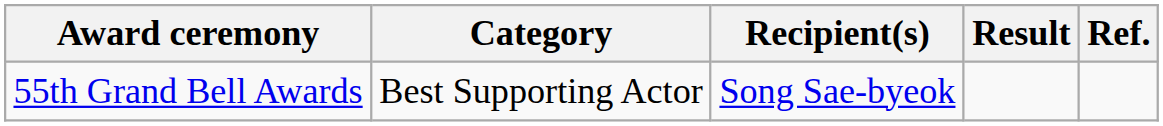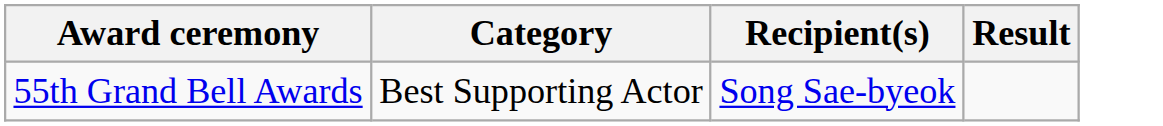- column: (1119, 33)
